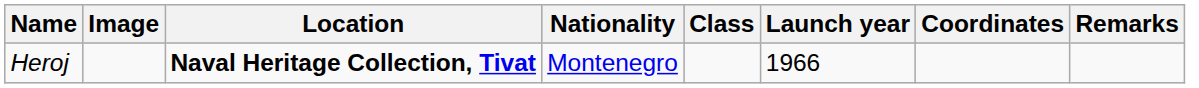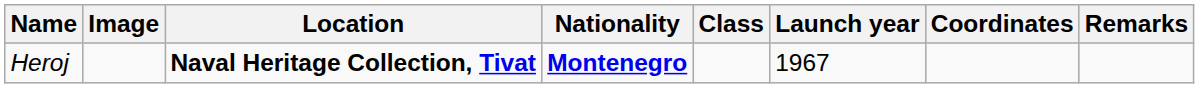(613, 62) normal -> (617, 62) bold
(793, 62) 1966 -> (802, 62) 1967
